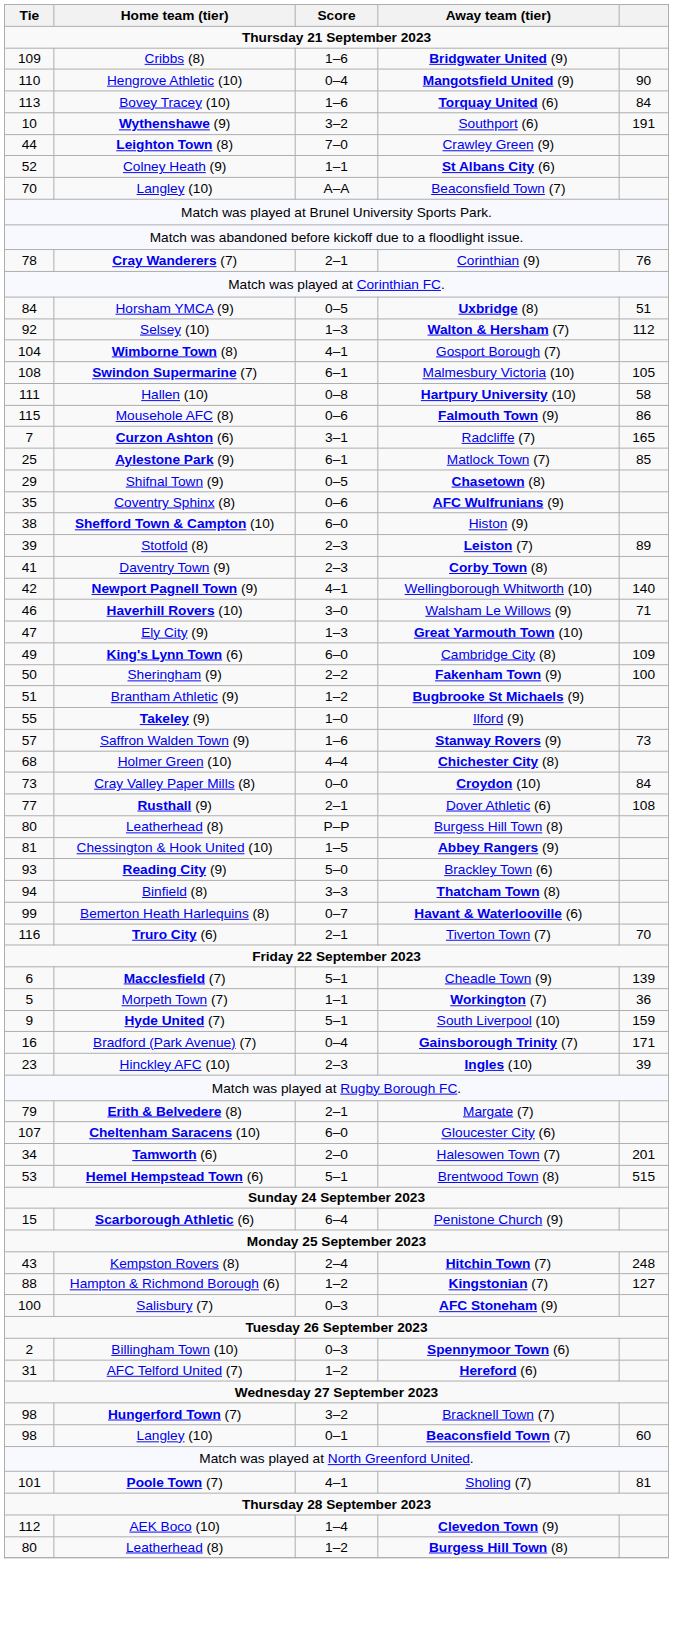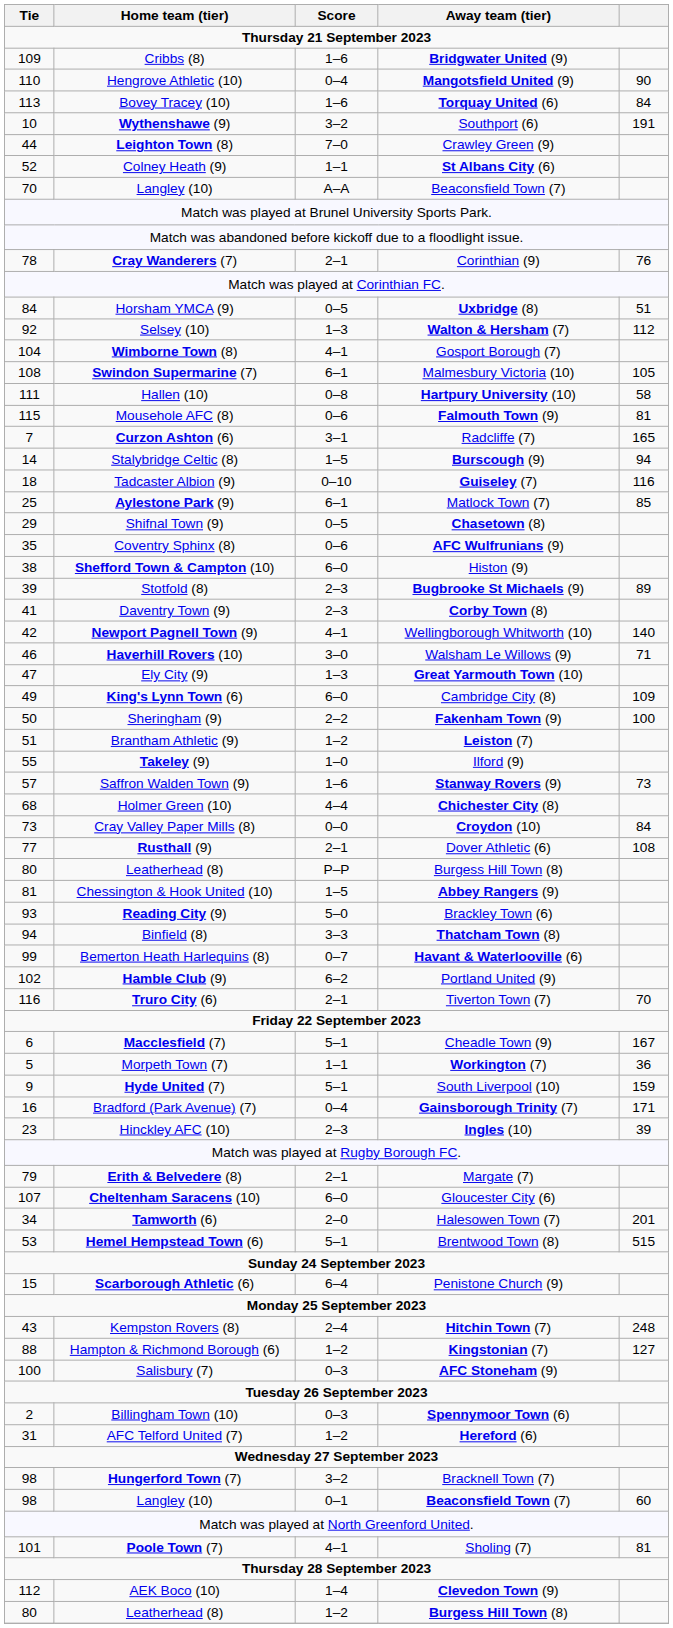(644, 416) 86 -> (644, 416) 81
+ row: (175, 459)
+ row: (175, 481)
(498, 546) Leiston (7) -> (498, 589) Bugbrooke St Michaels (9)
(498, 697) Bugbrooke St Michaels (9) -> (498, 740) Leiston (7)
+ row: (175, 978)
(644, 978) 139 -> (644, 1043) 167
